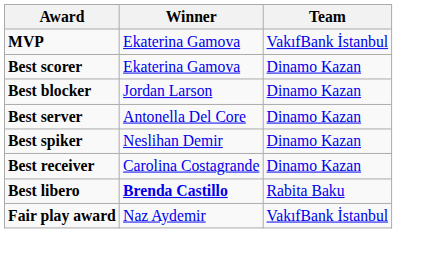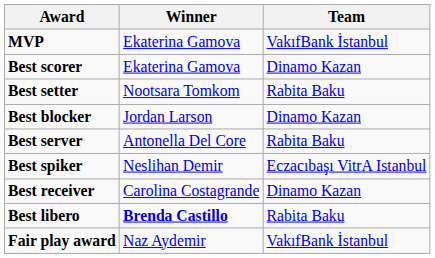+ row: (43, 91)
(314, 116) Dinamo Kazan -> (306, 141) Rabita Baku
(314, 141) Dinamo Kazan -> (347, 166) Eczacıbaşı VitrA Istanbul
